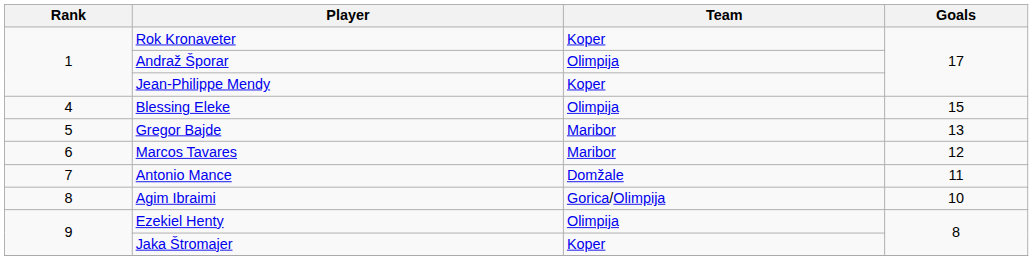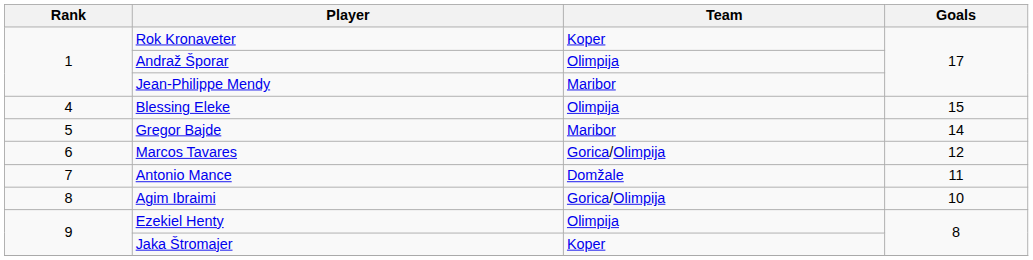(586, 84) Koper -> (591, 84) Maribor
(956, 130) 13 -> (956, 130) 14
(591, 152) Maribor -> (616, 152) Gorica/Olimpija
